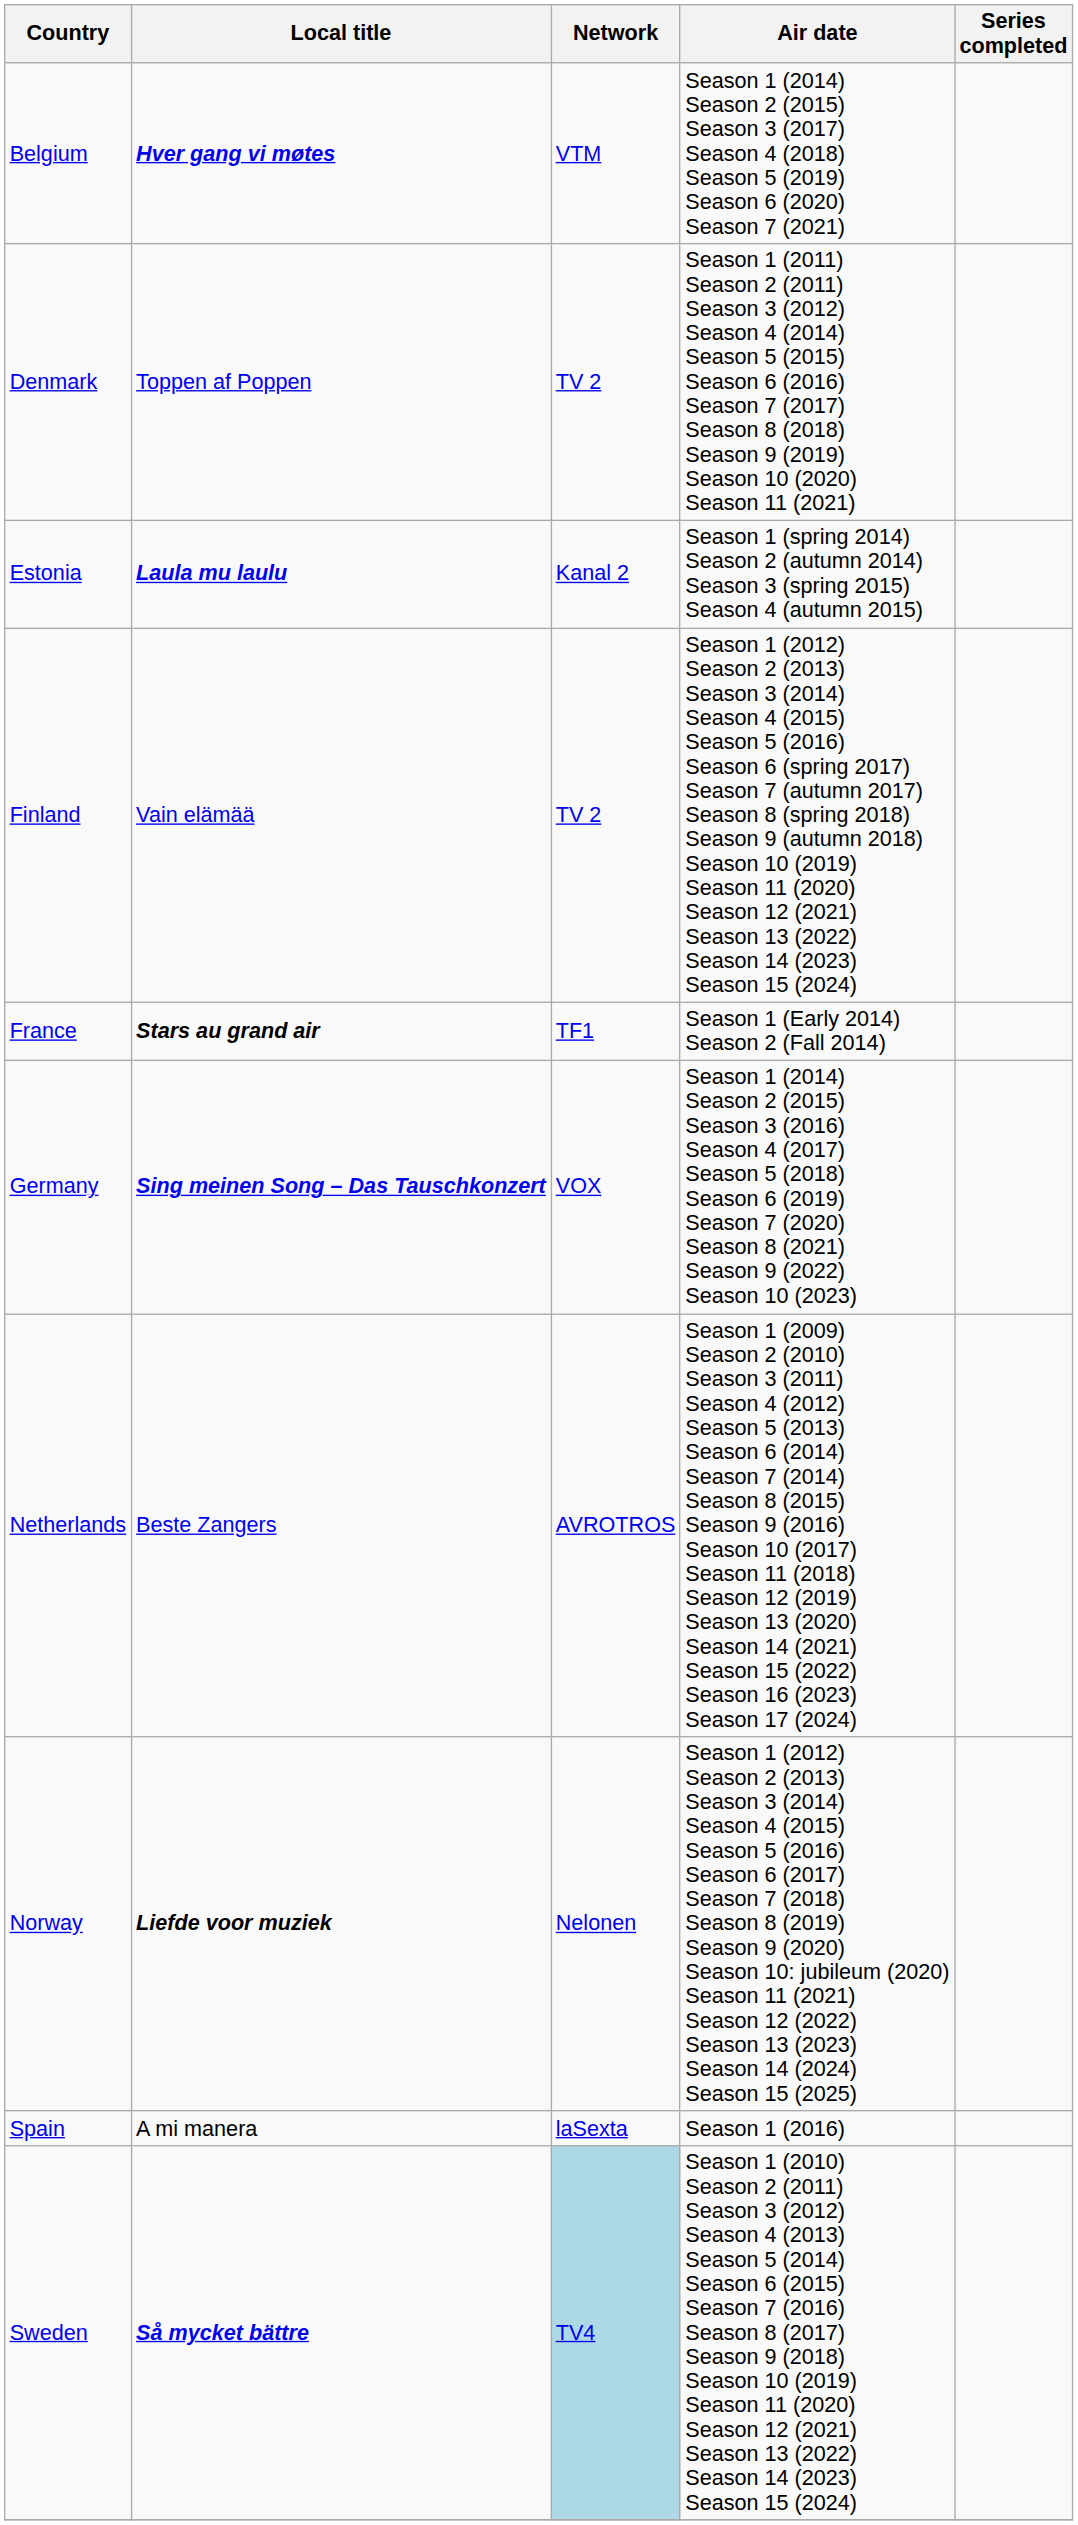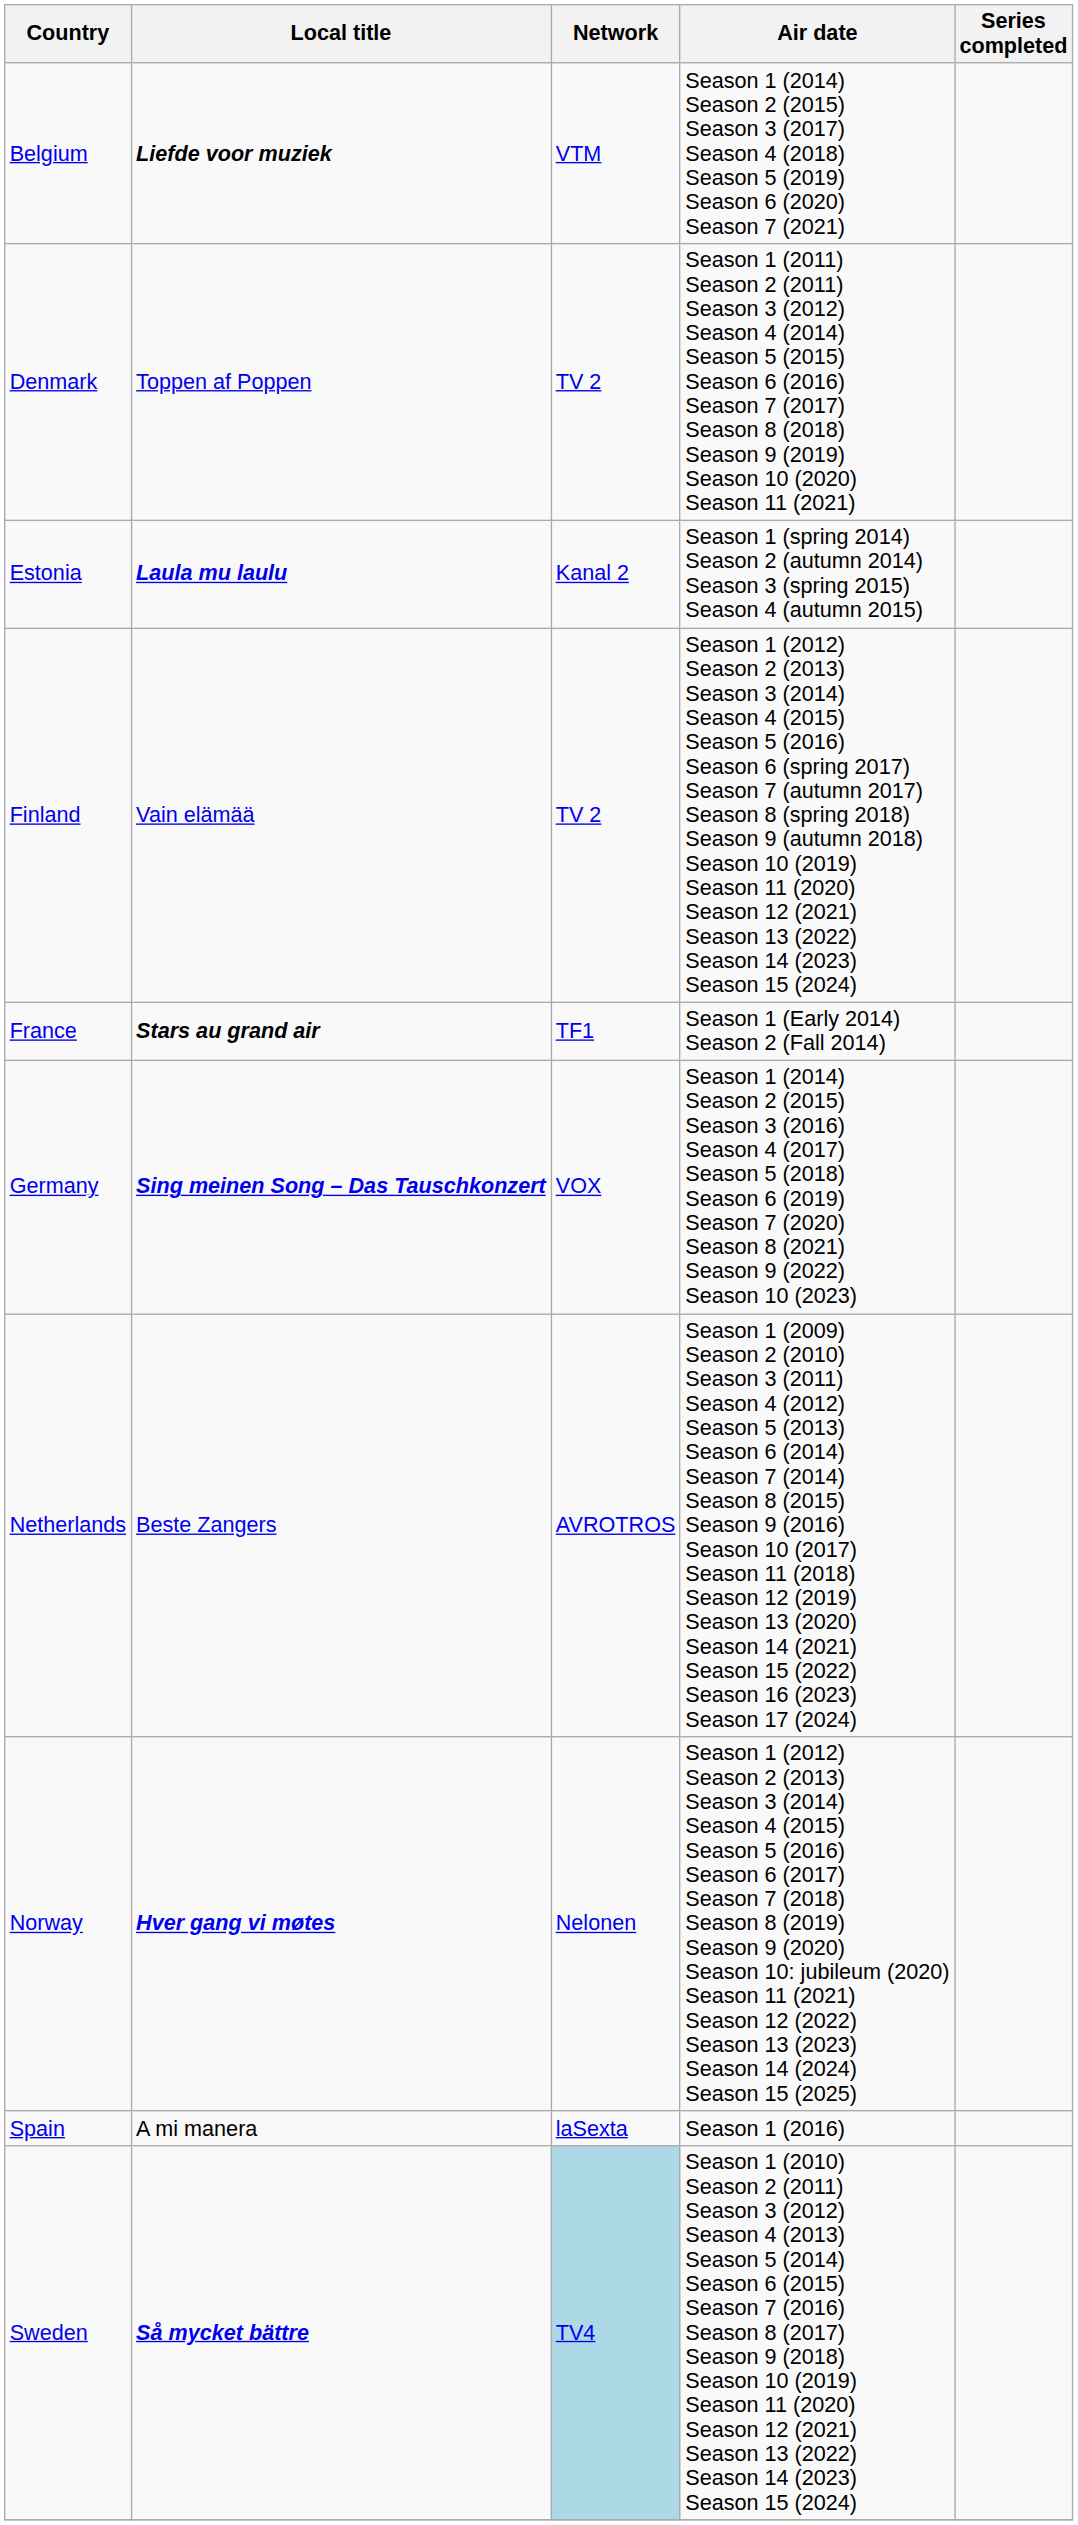(236, 153) Hver gang vi møtes -> (234, 153) Liefde voor muziek
(234, 1923) Liefde voor muziek -> (236, 1923) Hver gang vi møtes
